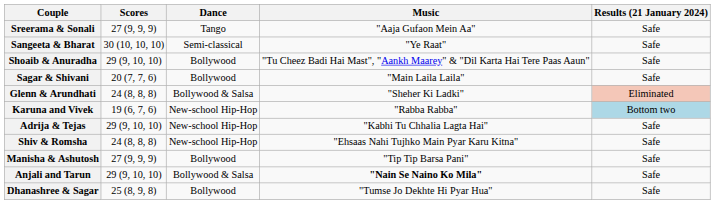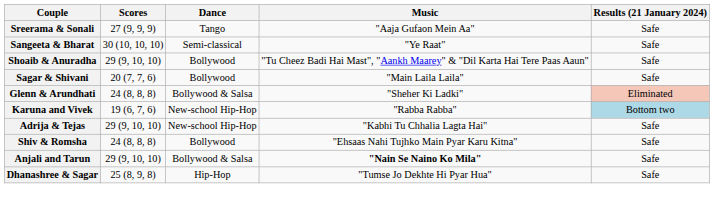(213, 142) New-school Hip-Hop -> (212, 142) Bollywood
- row: (53, 158)
(213, 191) Bollywood -> (212, 175) Hip-Hop
